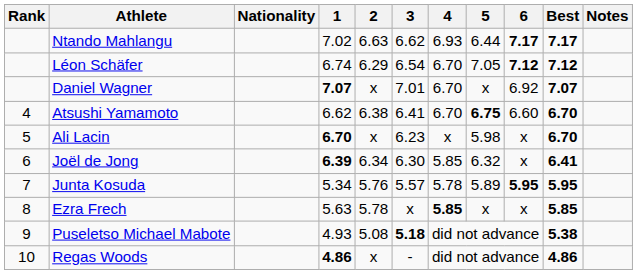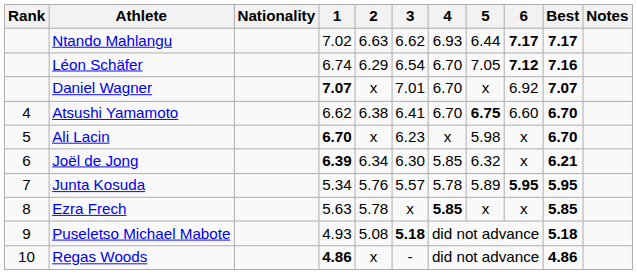(563, 64) 7.12 -> (563, 64) 7.16
(563, 161) 6.41 -> (563, 161) 6.21
(563, 233) 5.38 -> (563, 233) 5.18
